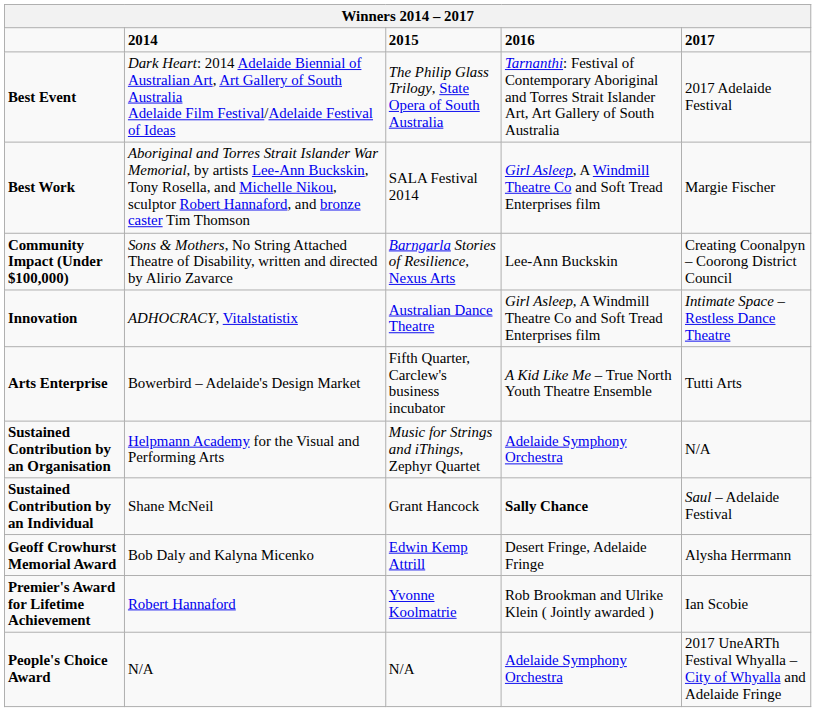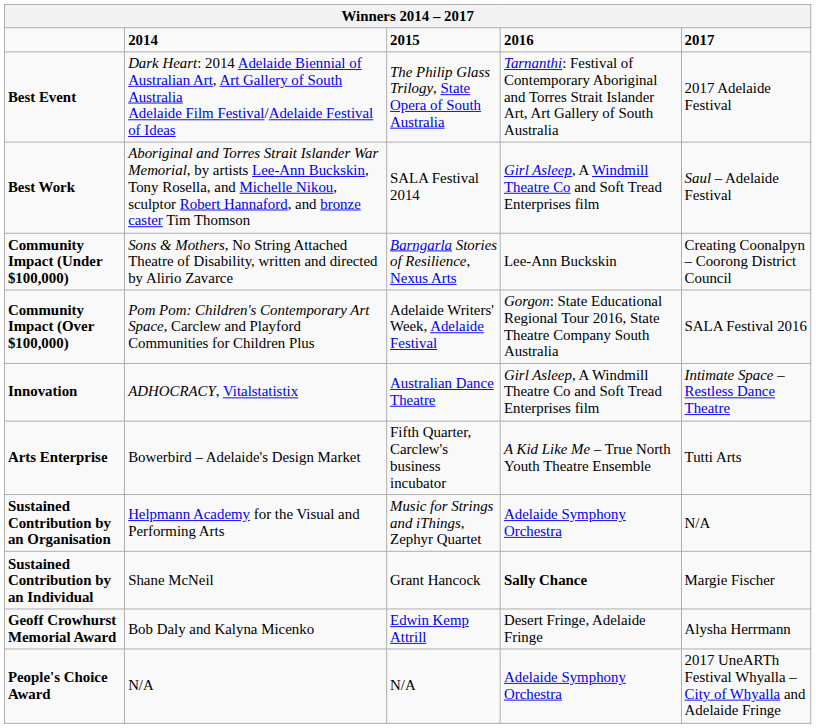(730, 187) Margie Fischer -> (732, 187) Saul – Adelaide Festival
+ row: (51, 326)
(732, 506) Saul – Adelaide Festival -> (730, 580) Margie Fischer
- row: (62, 603)
